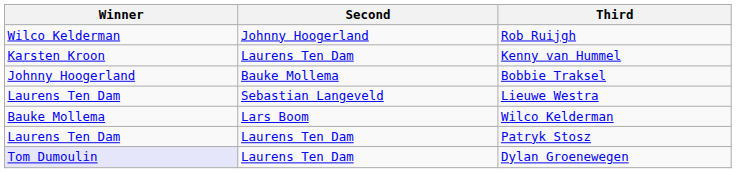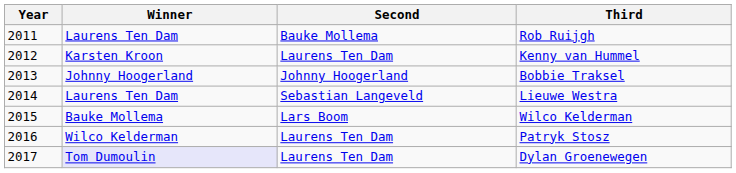+ column: (33, 15)
(64, 35) Wilco Kelderman -> (122, 35) Laurens Ten Dam
(305, 35) Johnny Hoogerland -> (329, 35) Bauke Mollema
(290, 76) Bauke Mollema -> (344, 76) Johnny Hoogerland
(64, 137) Laurens Ten Dam -> (122, 137) Wilco Kelderman
